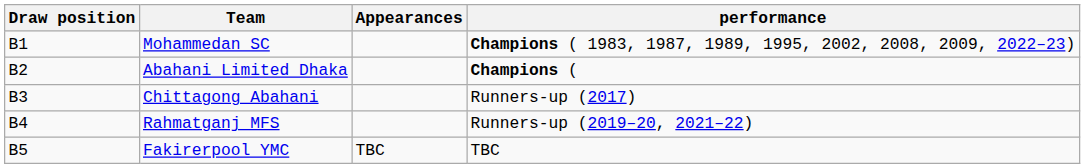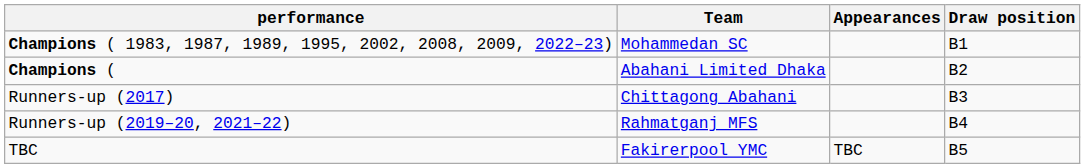columns swapped: (72, 18) <-> (773, 18)
